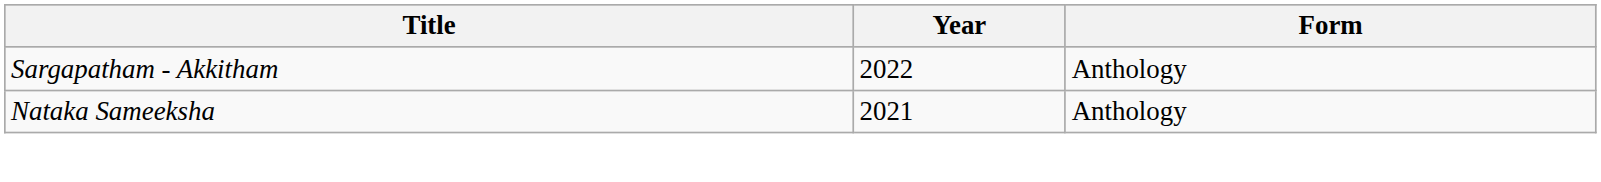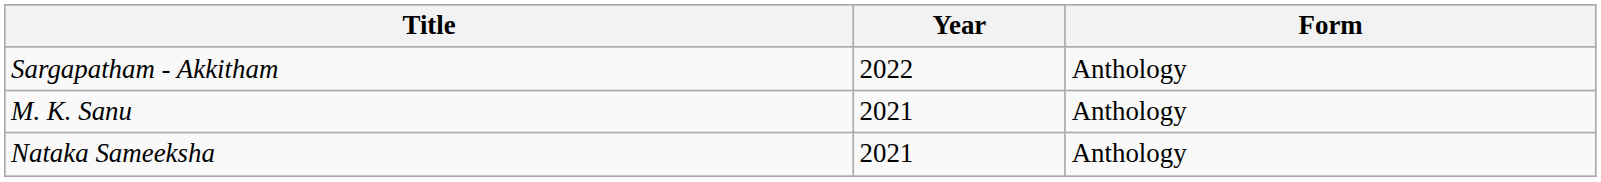+ row: (72, 111)
